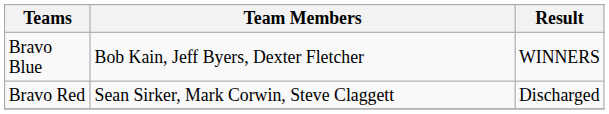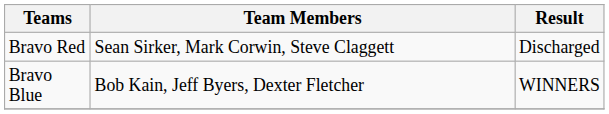rows swapped: (30, 56) <-> (47, 94)
